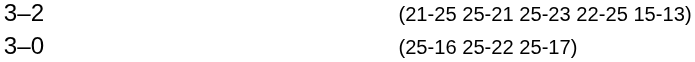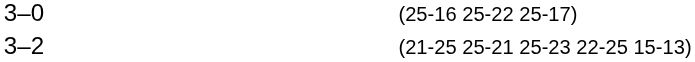rows swapped: (24, 46) <-> (24, 12)
